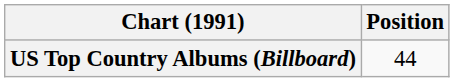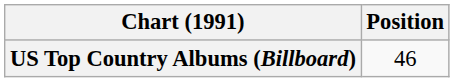(405, 58) 44 -> (405, 58) 46
